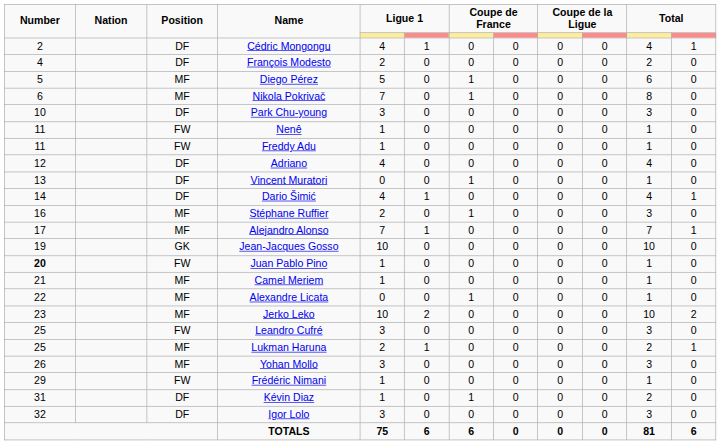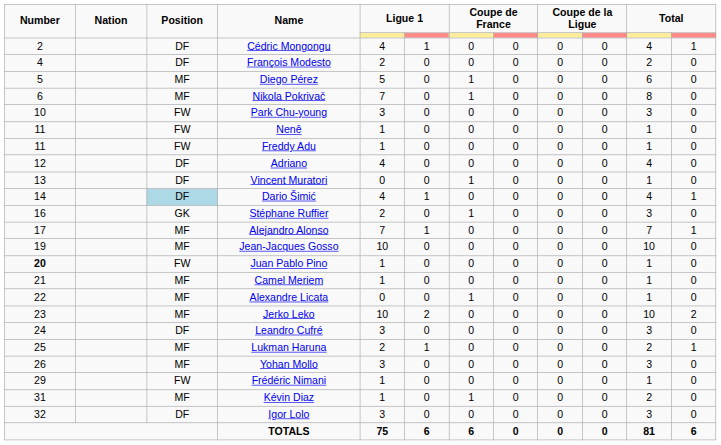(182, 113) DF -> (182, 113) FW
(182, 197) no background -> (182, 197) lightblue background
(182, 213) MF -> (182, 213) GK
(182, 247) GK -> (182, 247) MF
(40, 331) 25 -> (40, 331) 24
(182, 331) FW -> (182, 331) DF
(182, 398) DF -> (182, 398) MF
